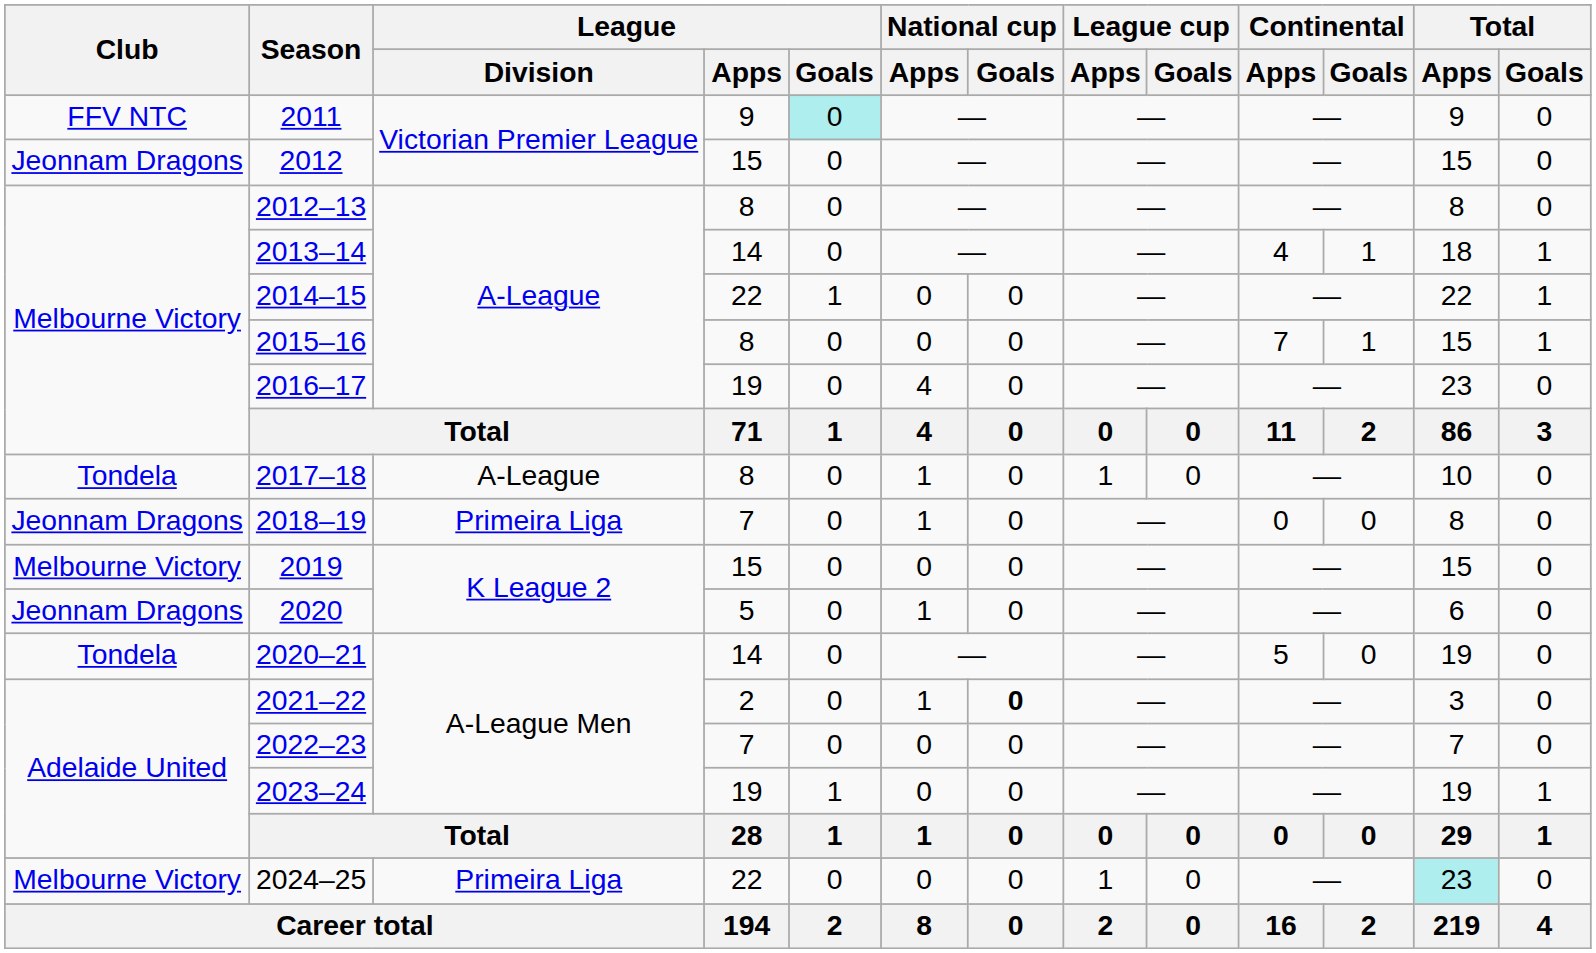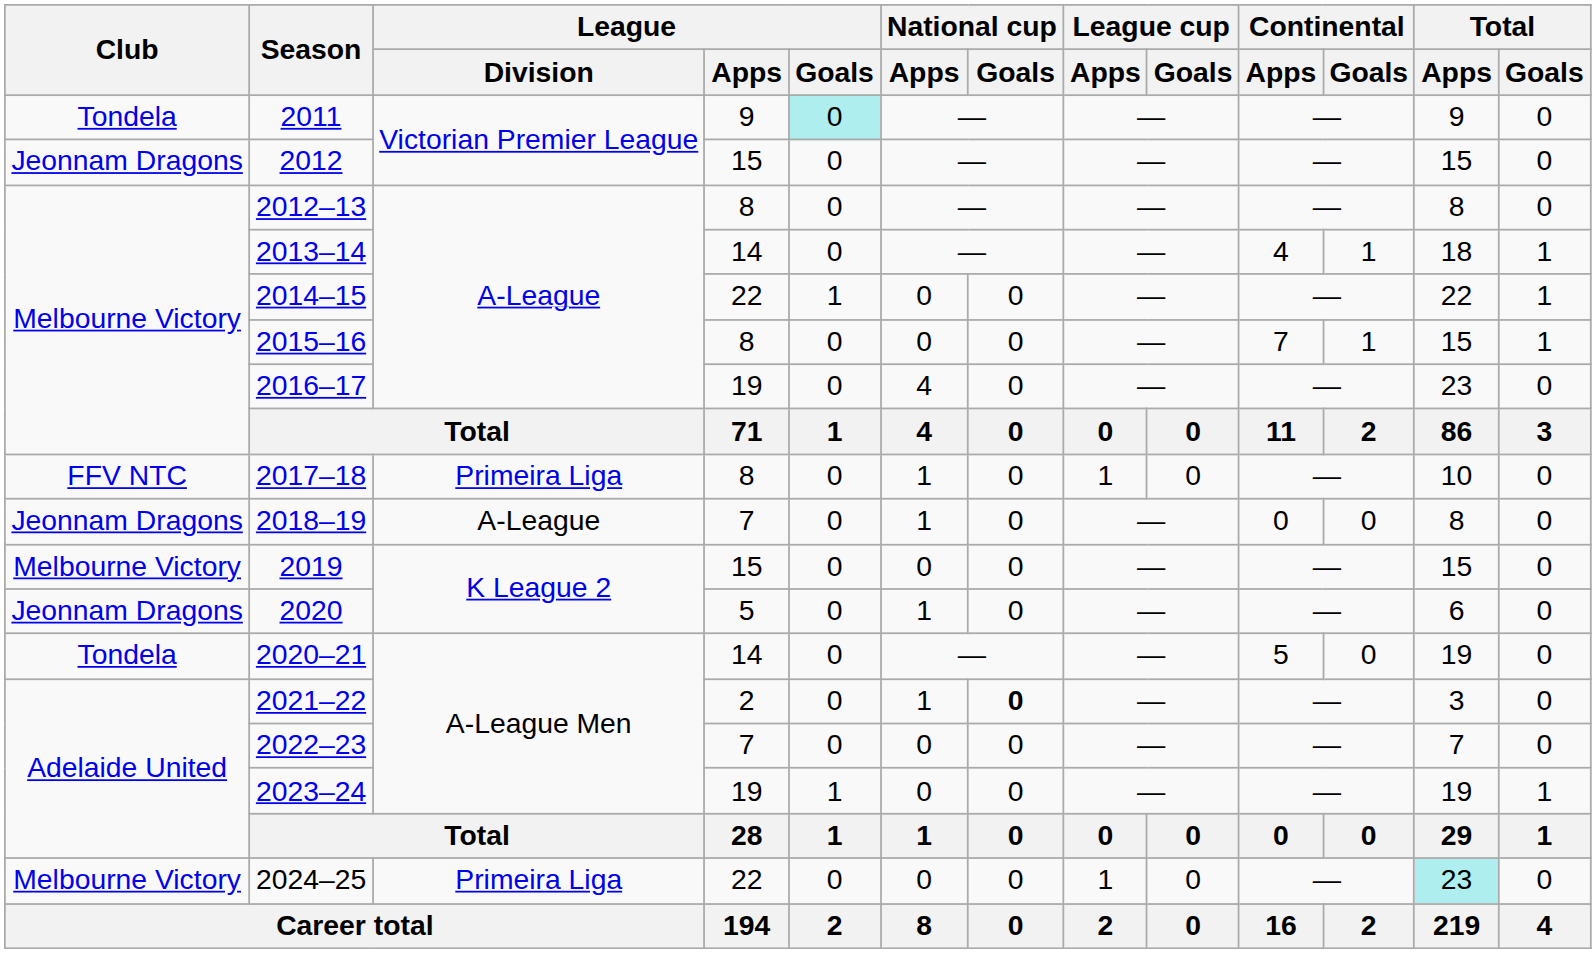(127, 116) FFV NTC -> (127, 116) Tondela
(127, 476) Tondela -> (127, 476) FFV NTC
(539, 476) A-League -> (539, 476) Primeira Liga
(539, 521) Primeira Liga -> (539, 521) A-League
